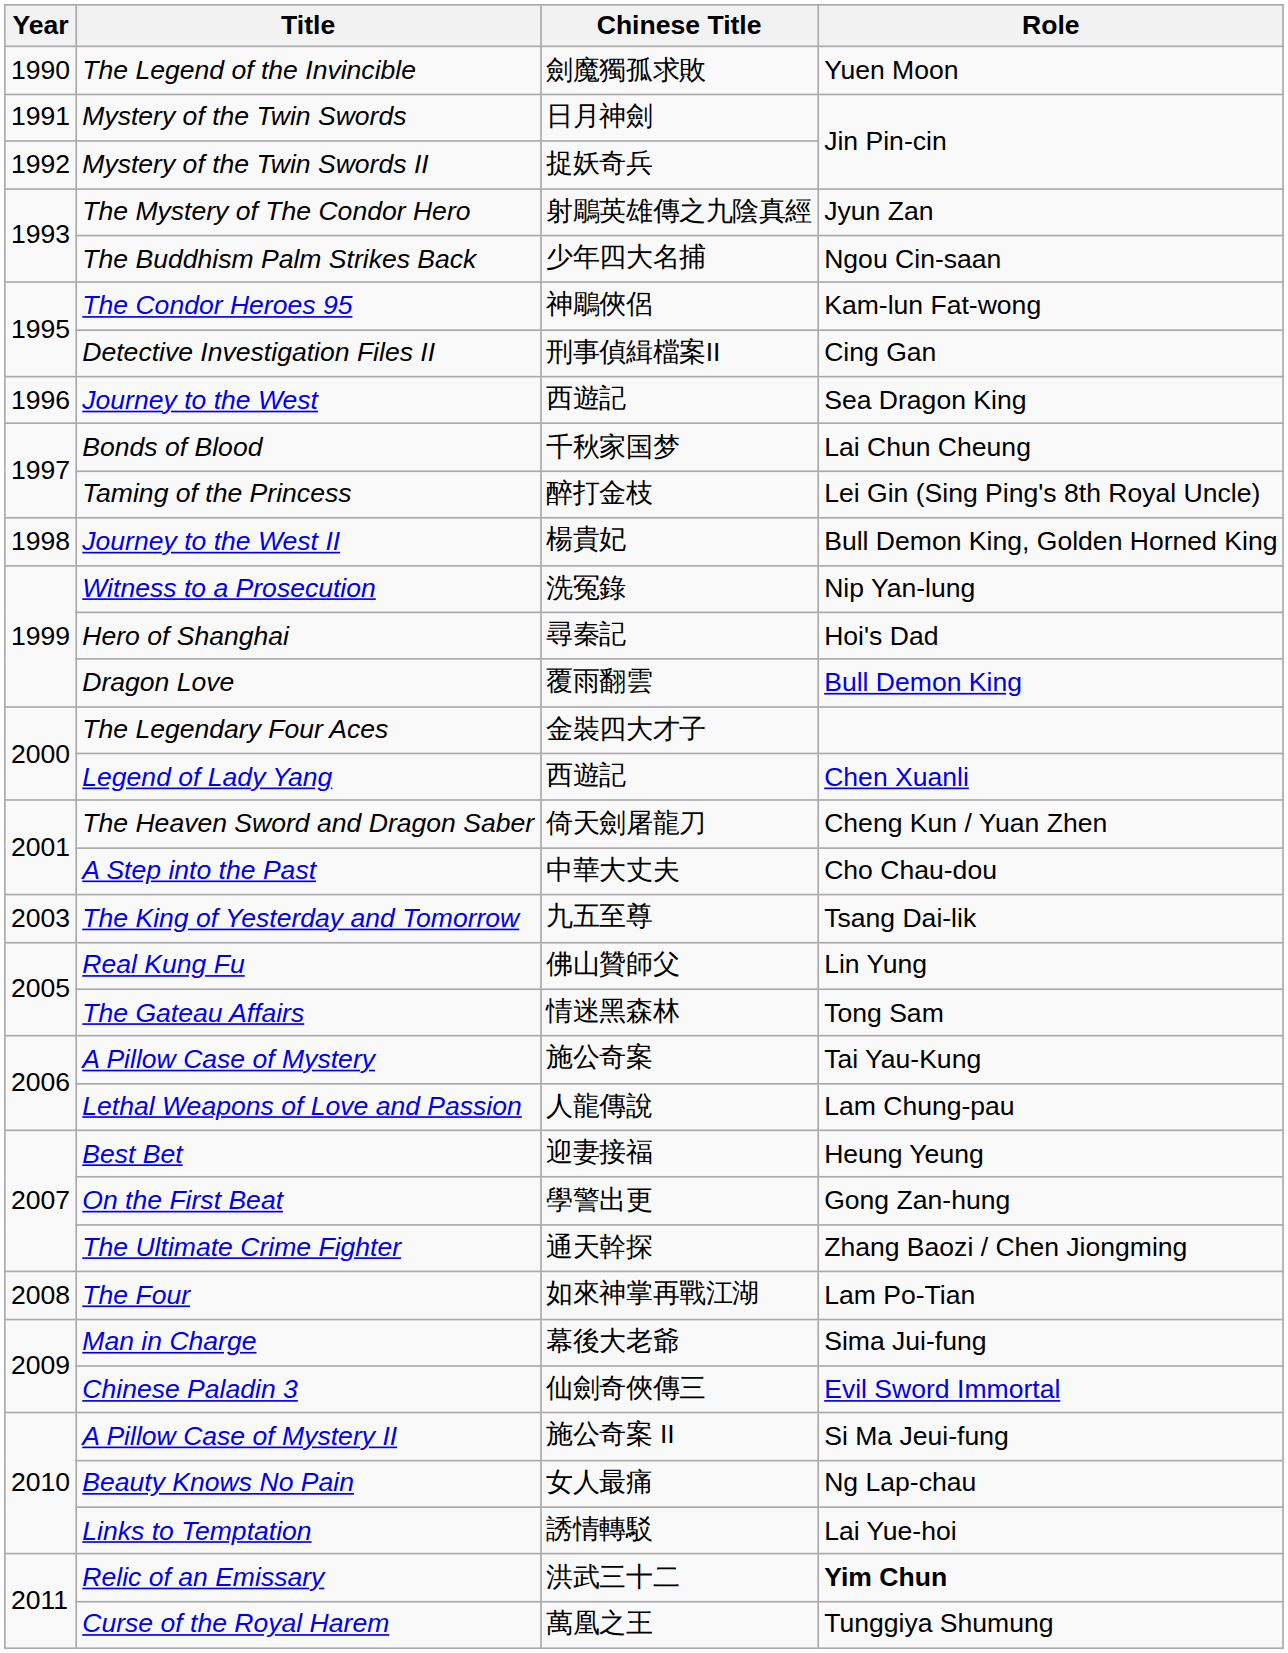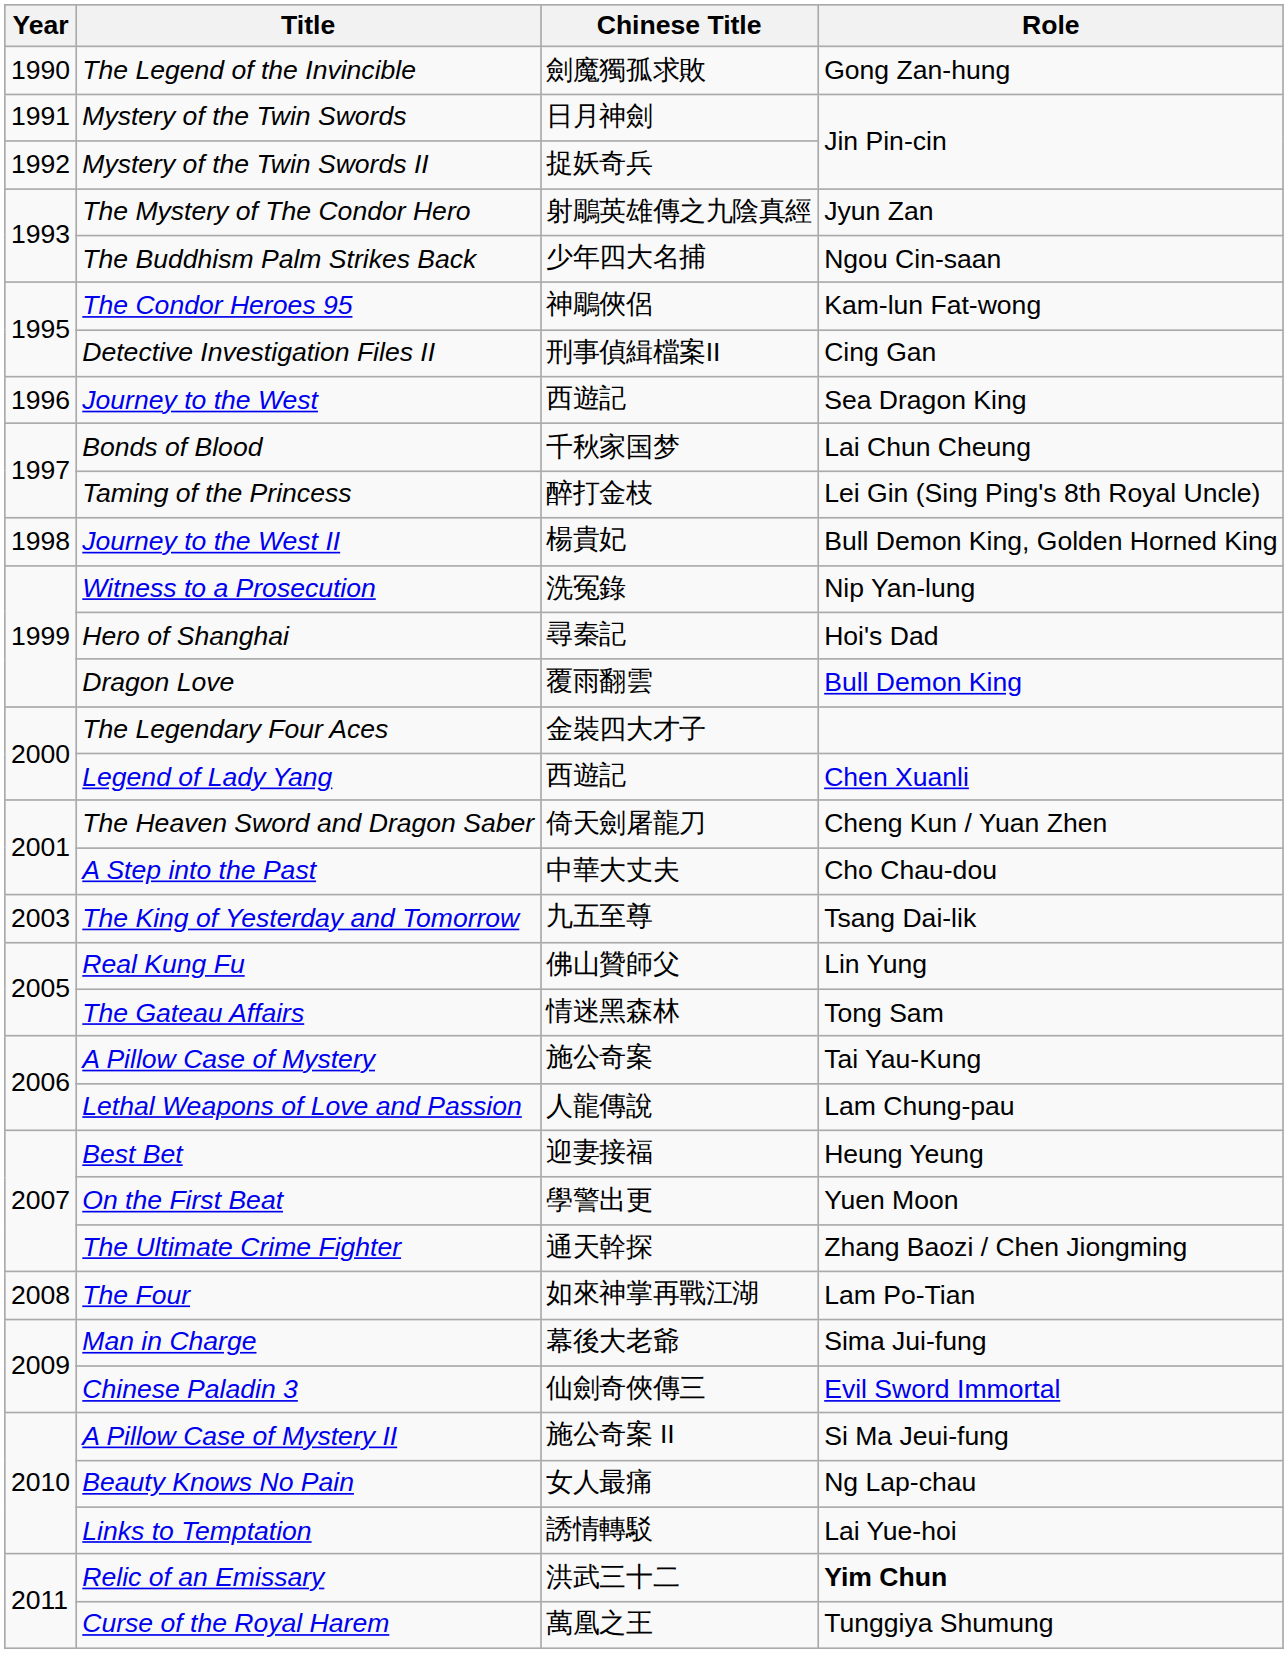(891, 70) Yuen Moon -> (917, 70) Gong Zan-hung
(917, 1200) Gong Zan-hung -> (891, 1200) Yuen Moon
